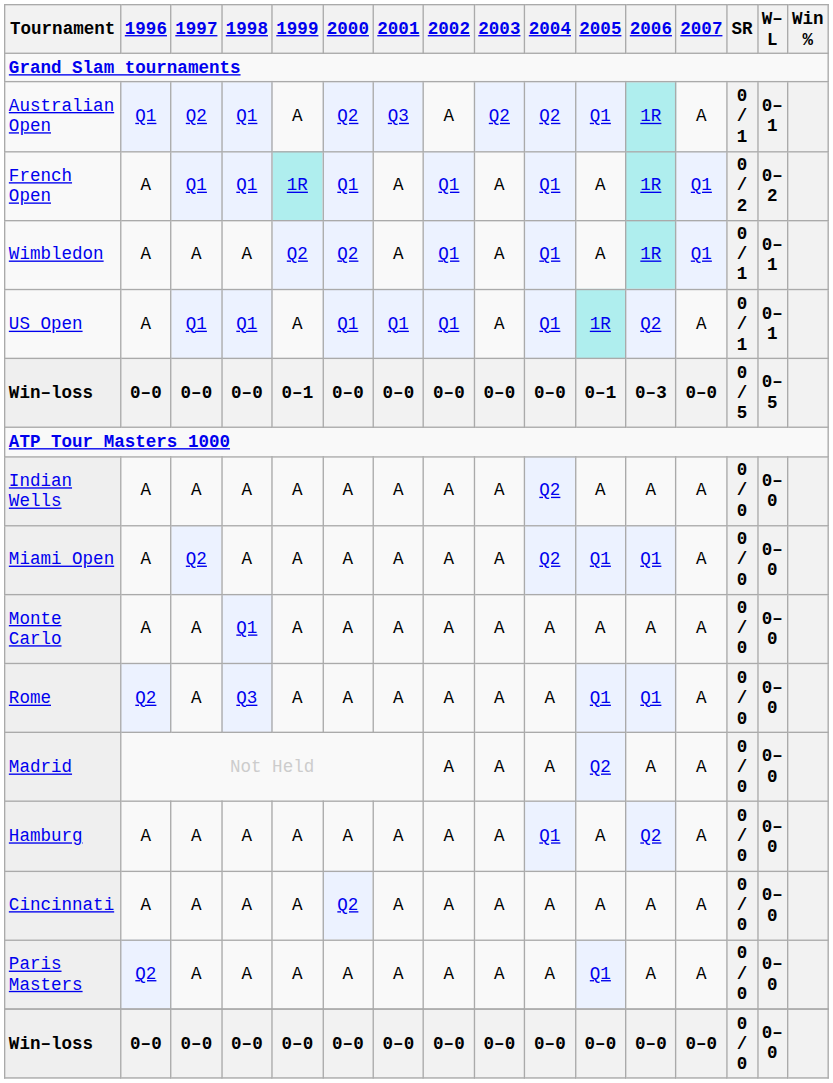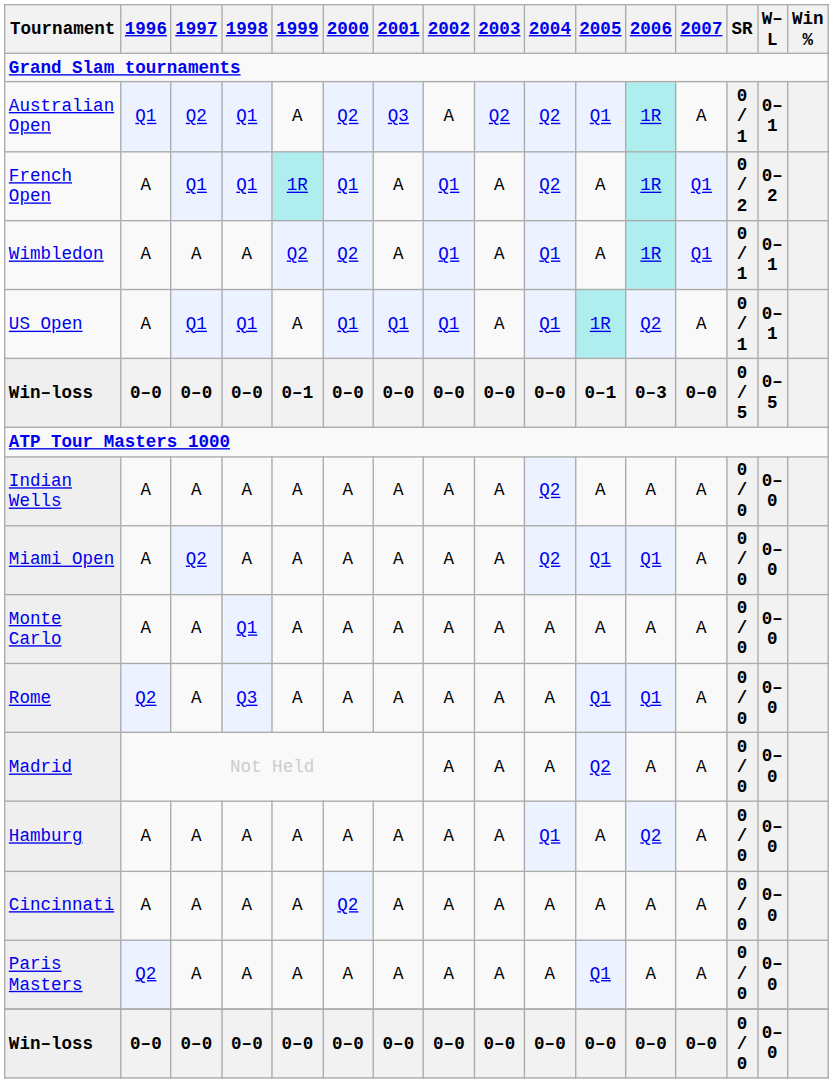(550, 186) Q1 -> (550, 186) Q2
